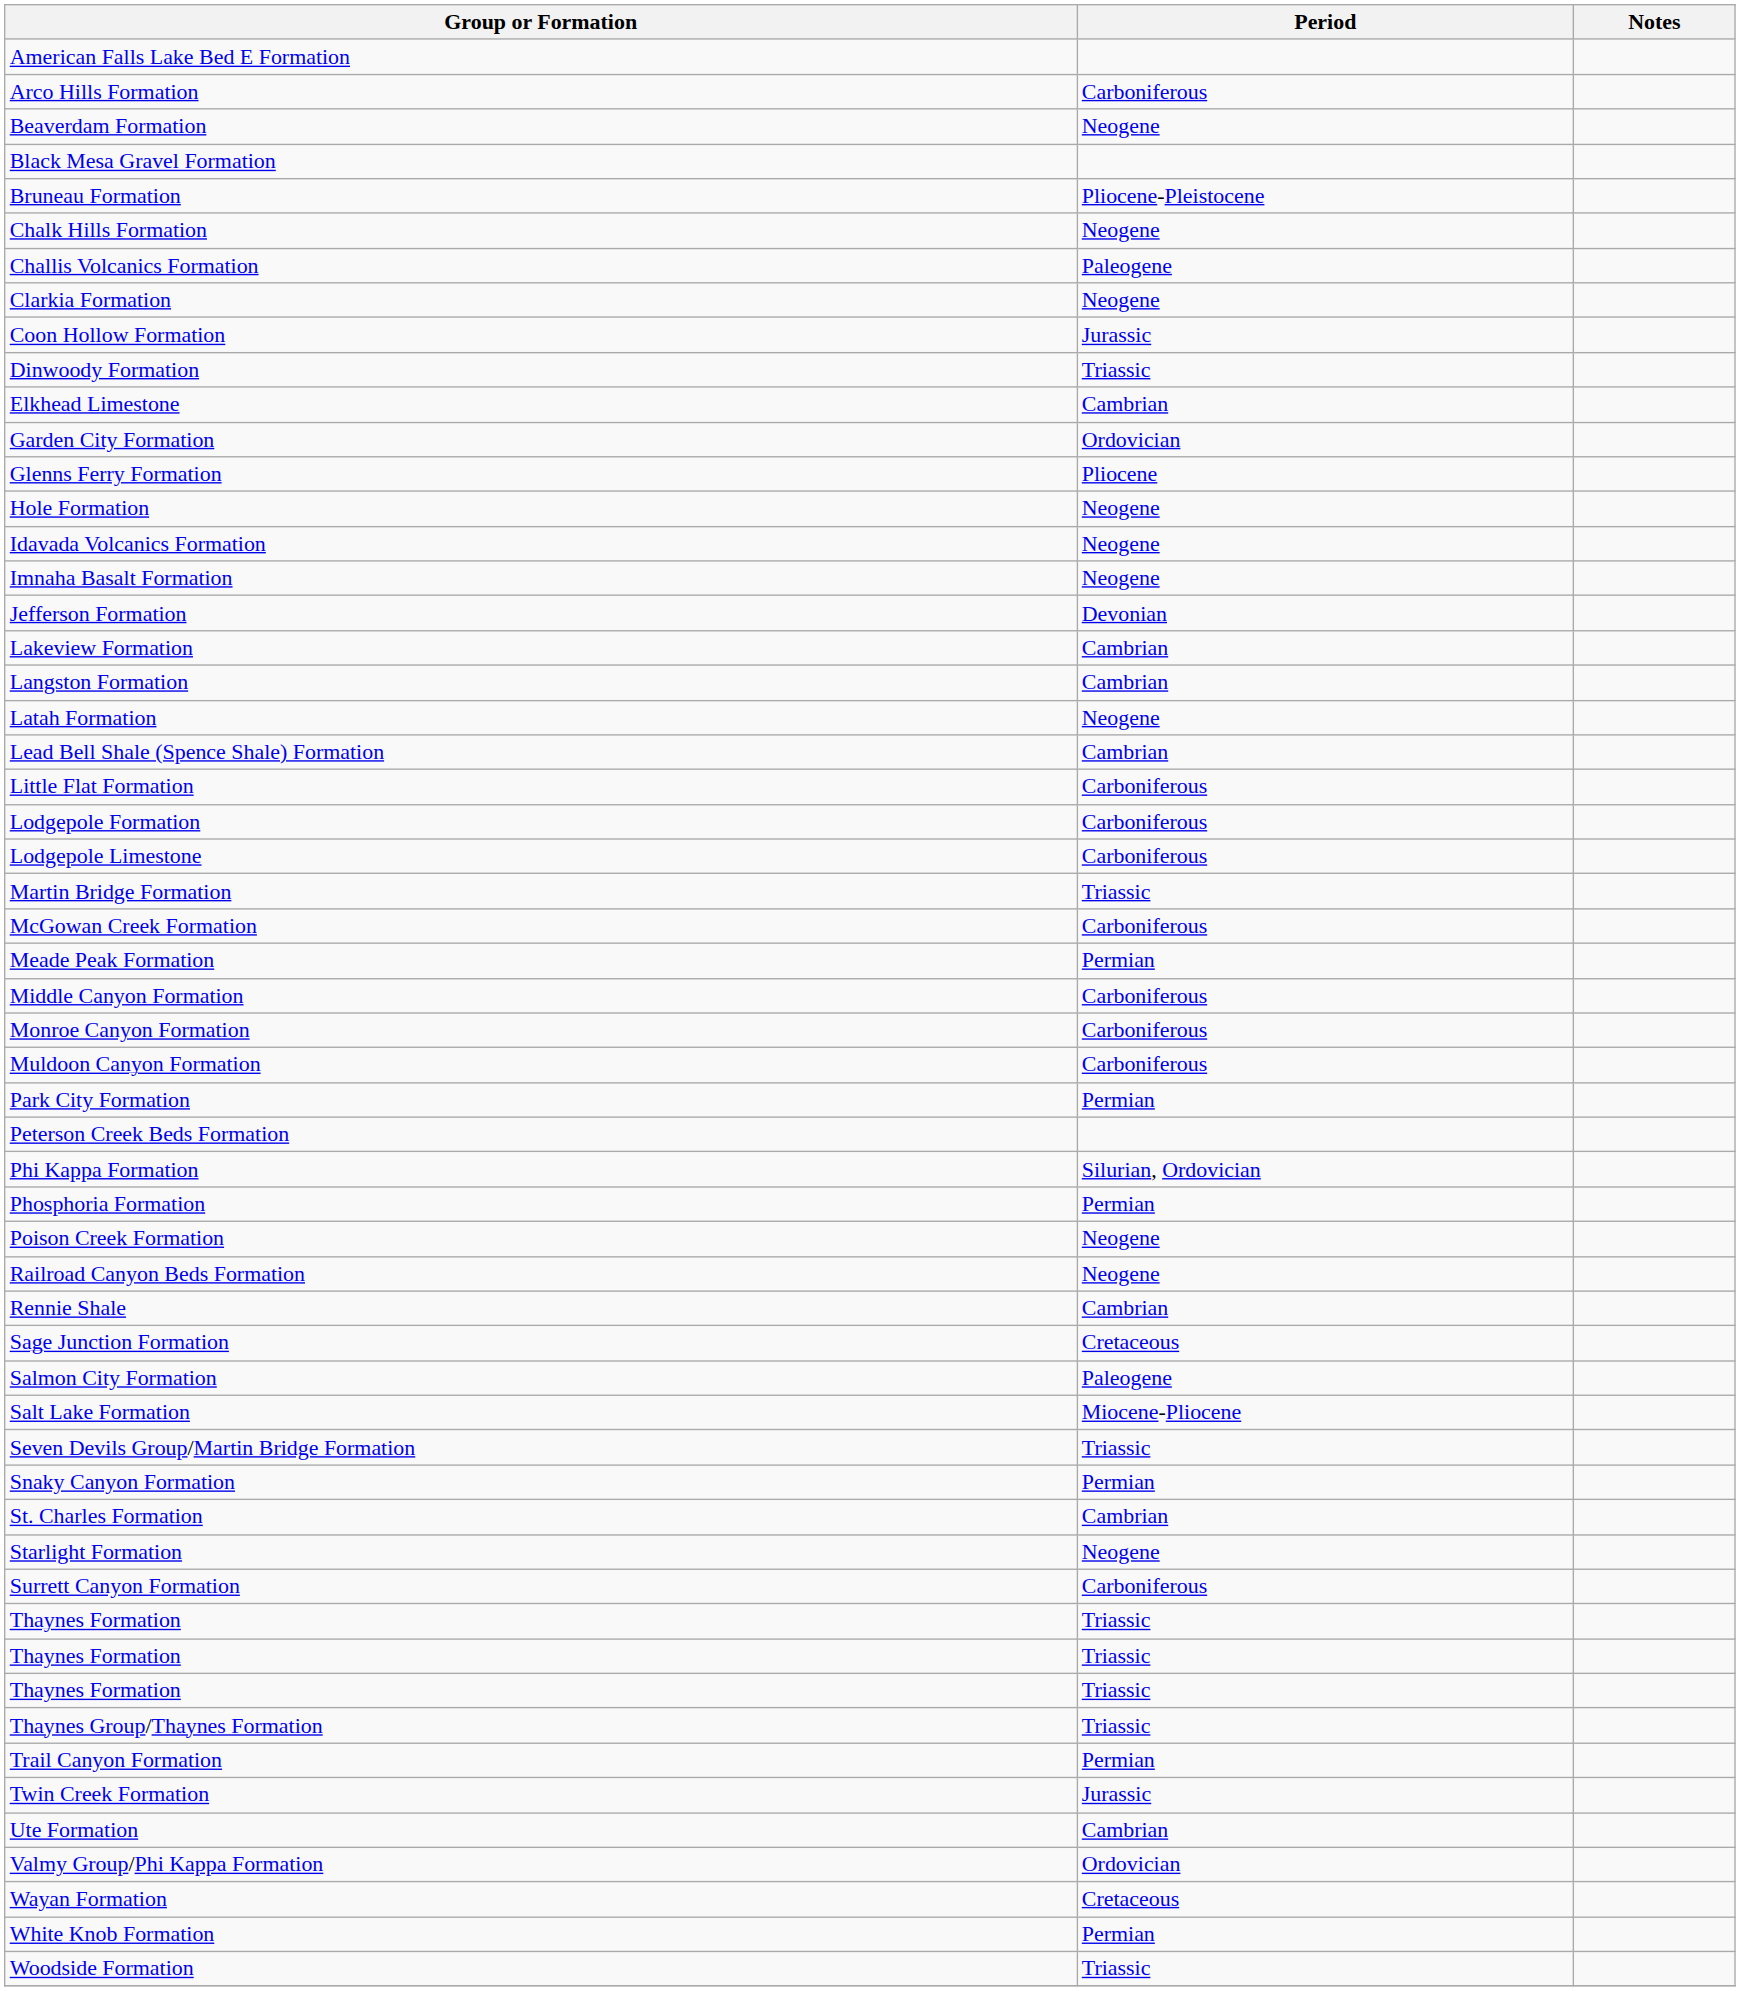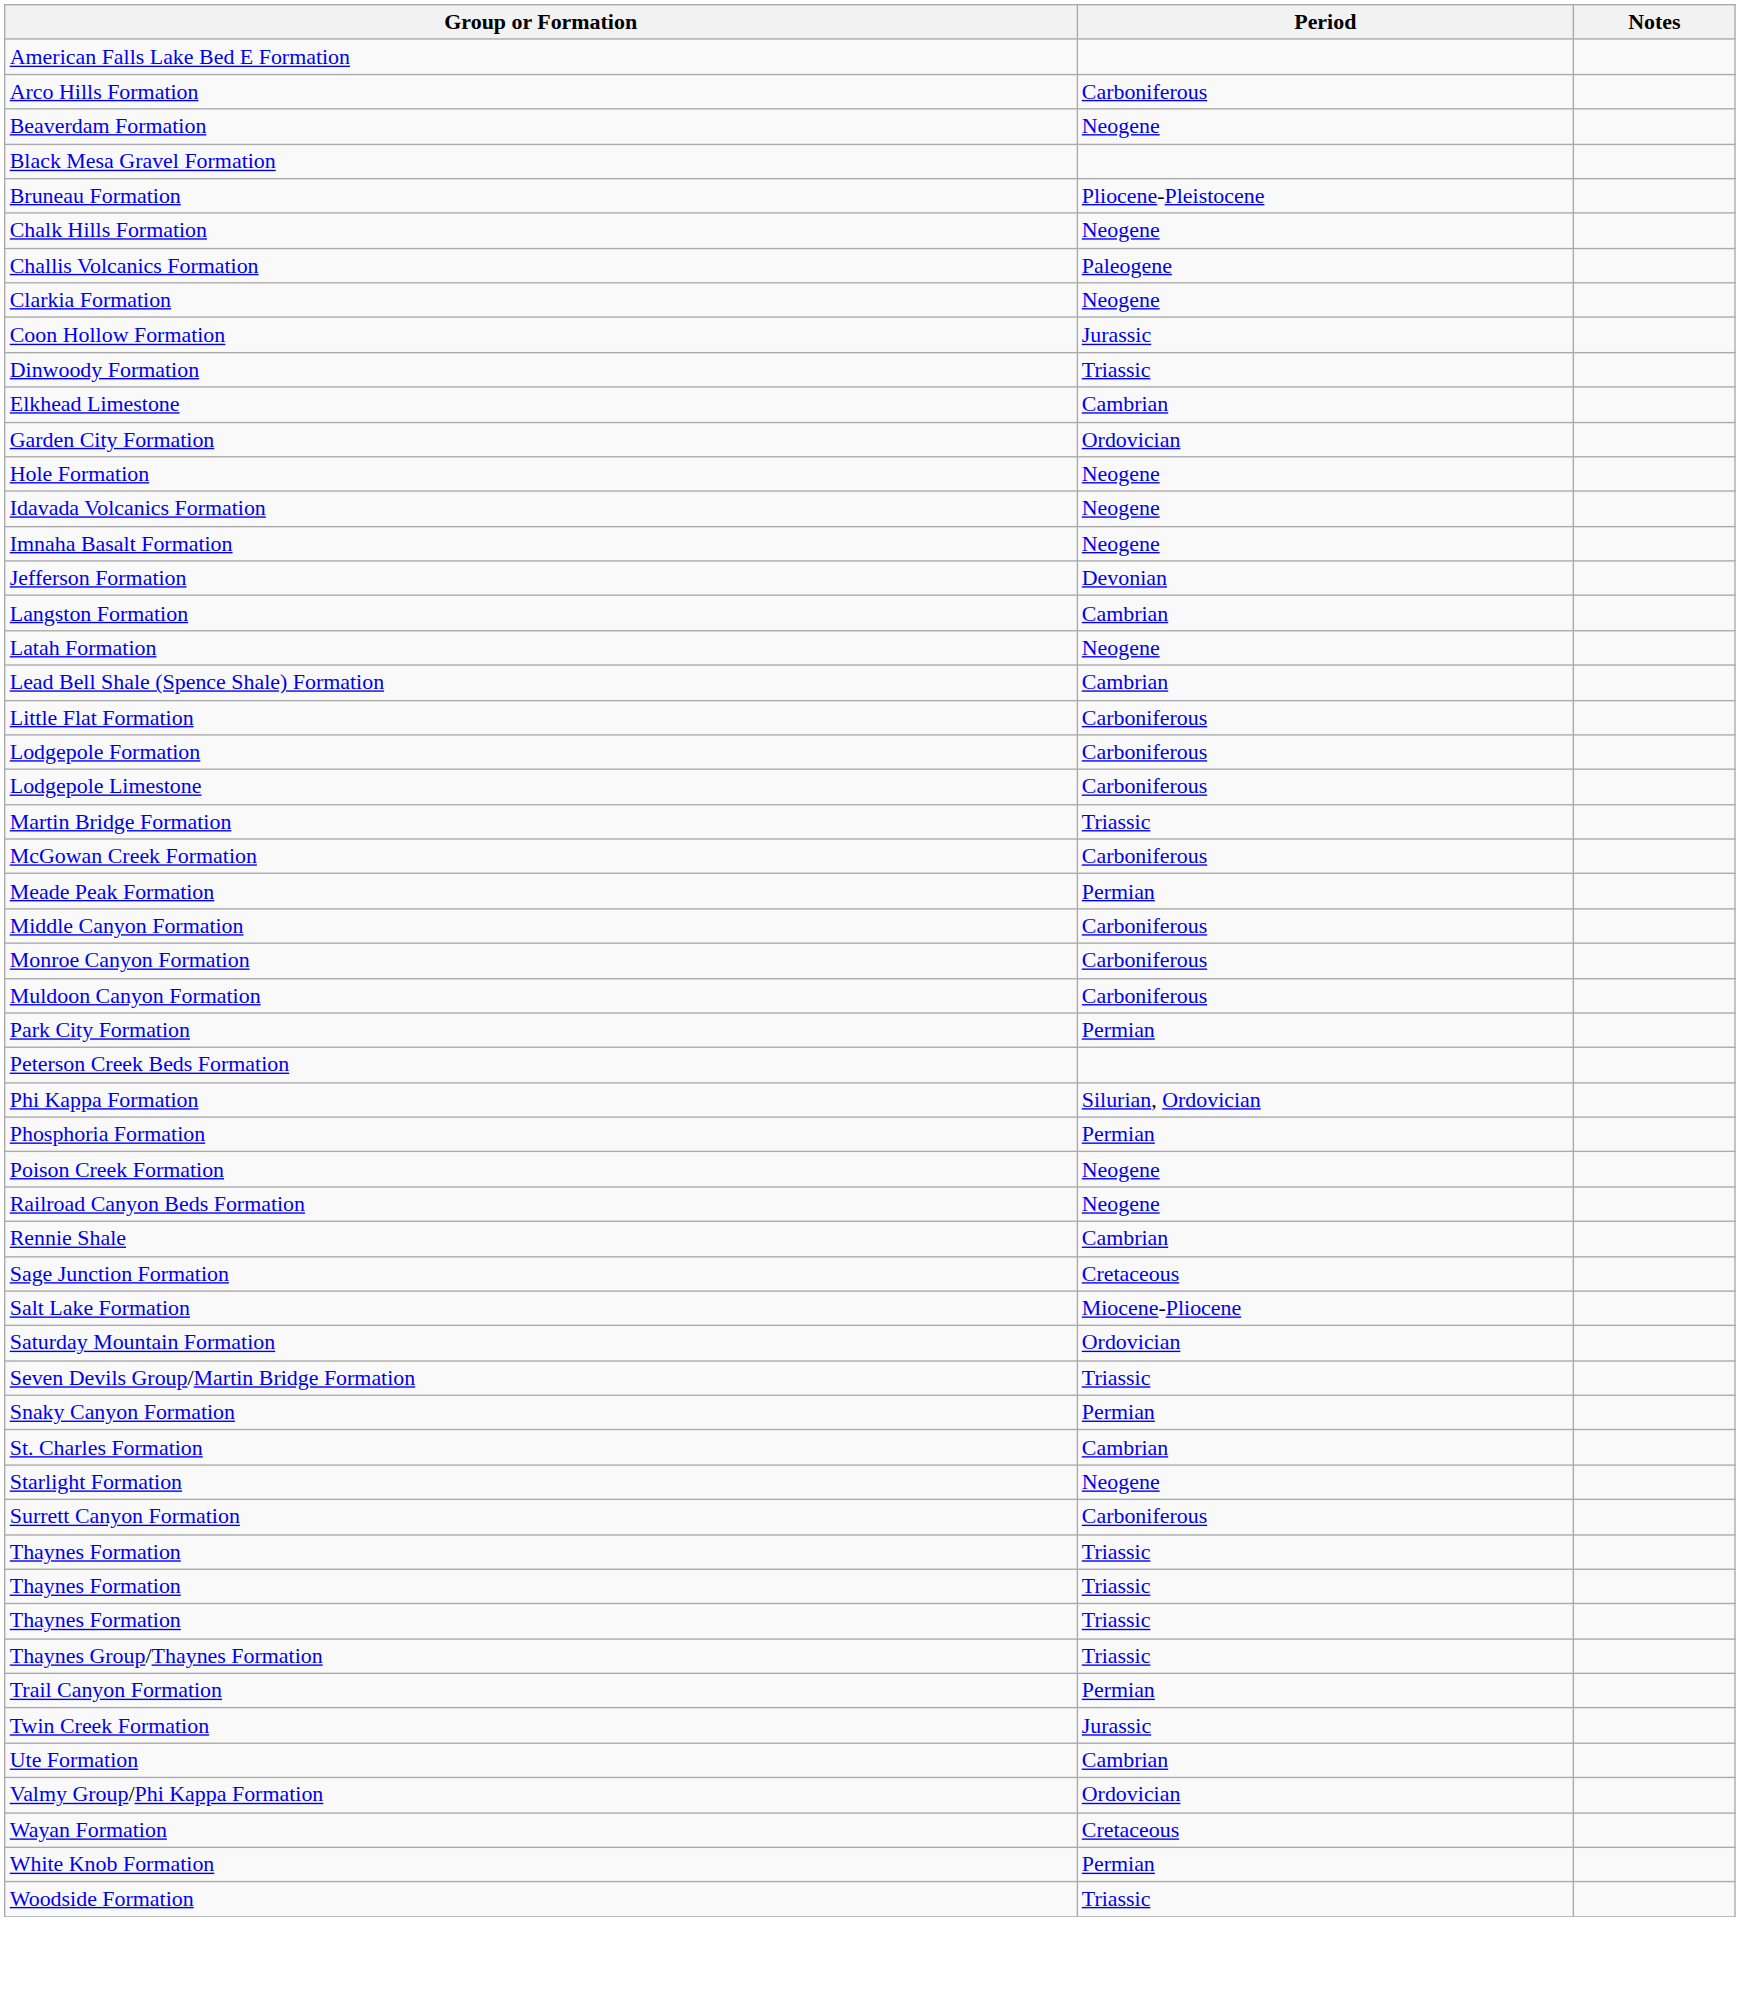- row: (116, 473)
- row: (101, 647)
- row: (113, 1377)
+ row: (142, 1342)
